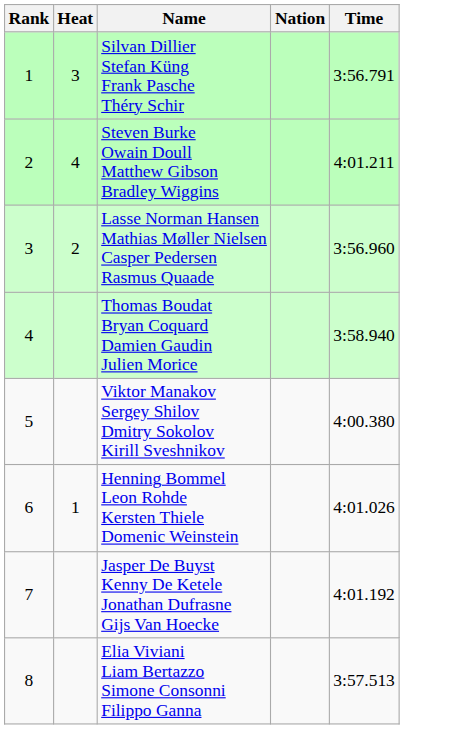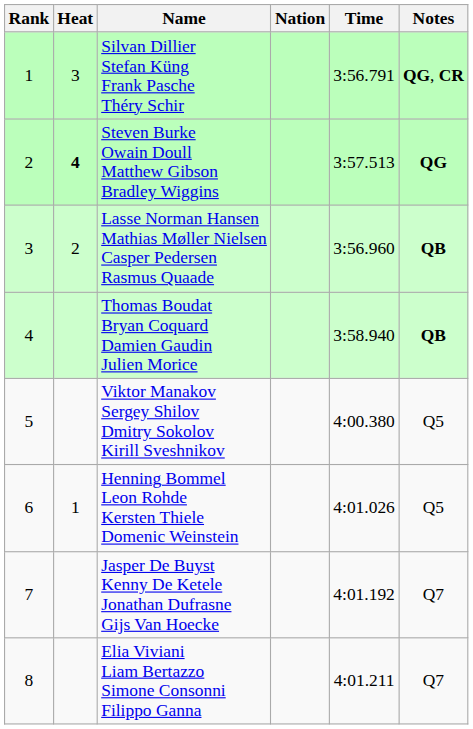+ column: (433, 18)
(75, 161) normal -> (75, 161) bold
(364, 161) 4:01.211 -> (364, 161) 3:57.513
(364, 681) 3:57.513 -> (364, 681) 4:01.211
